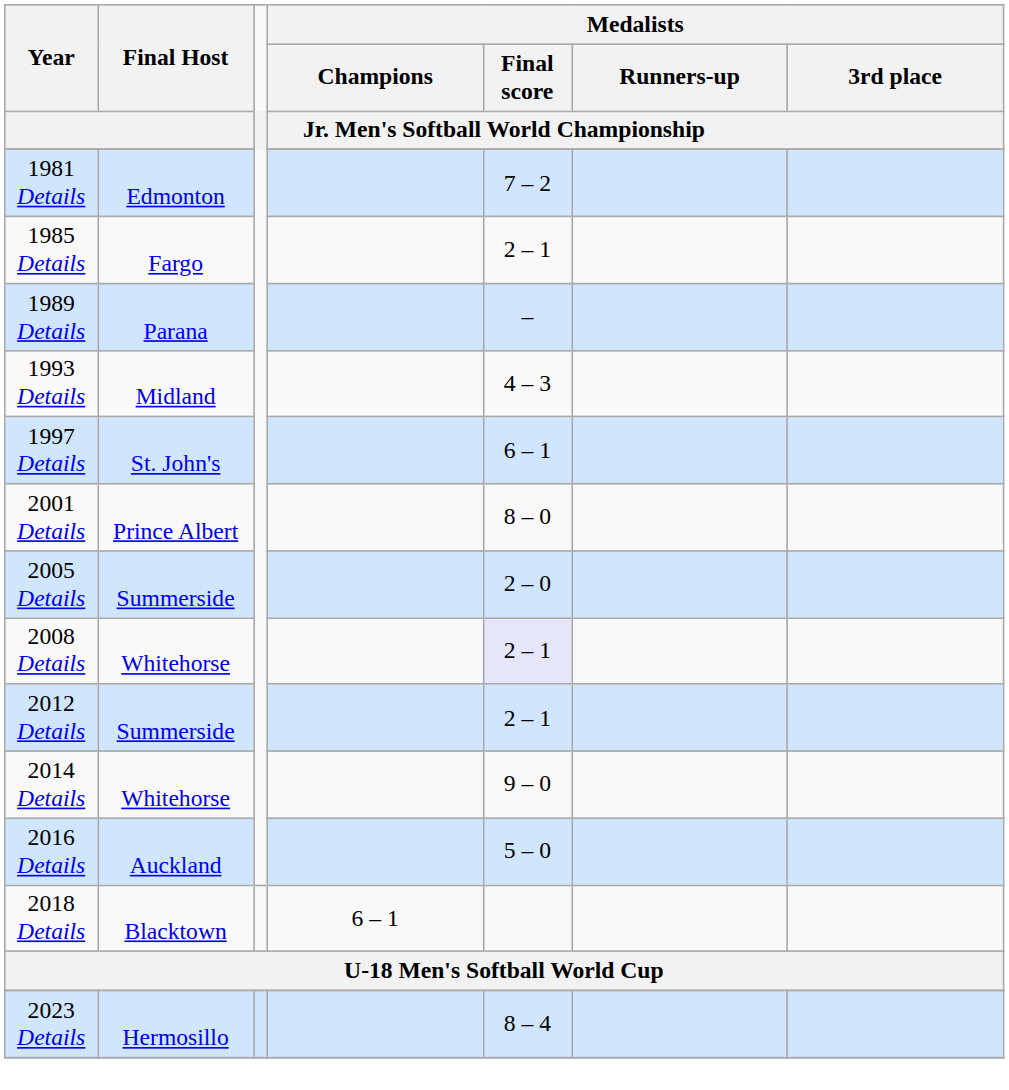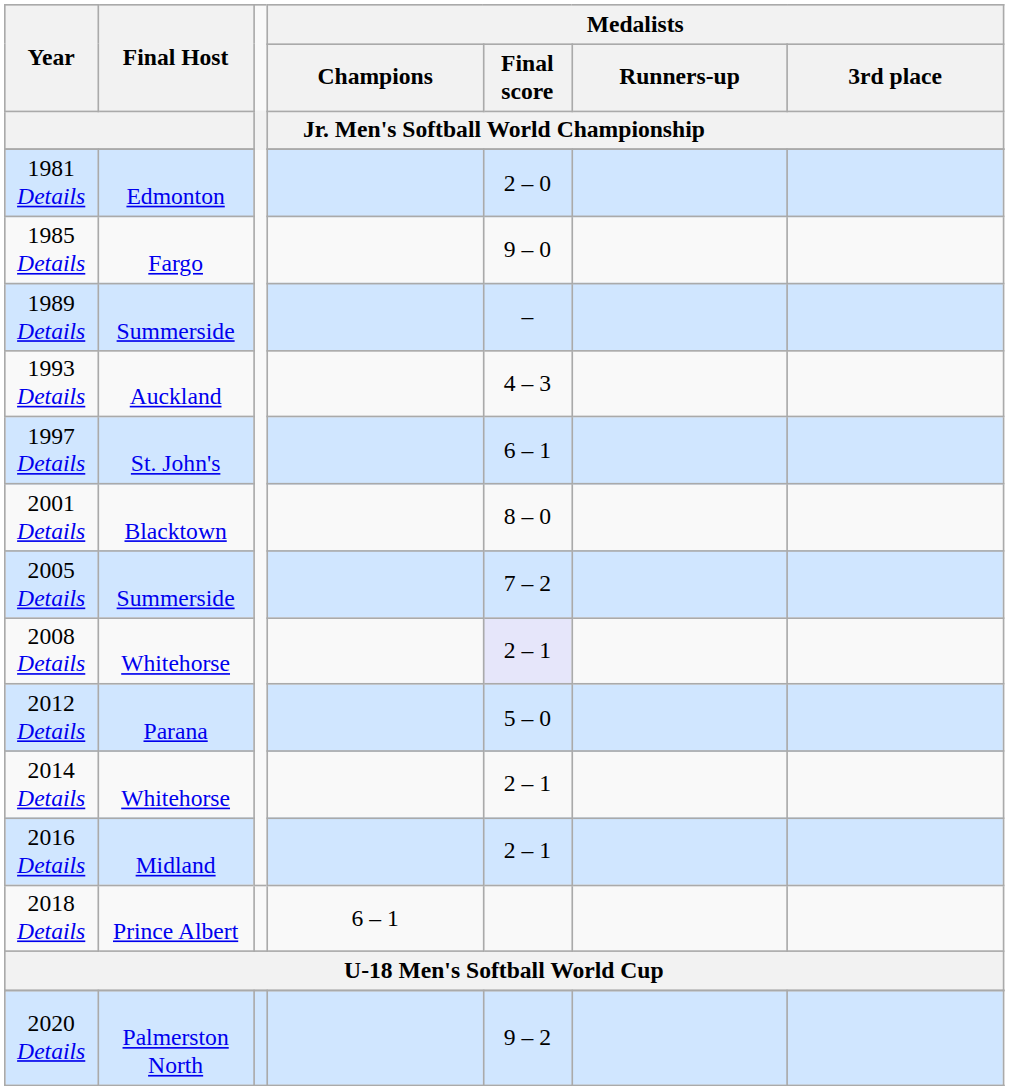(527, 183) 7 – 2 -> (527, 183) 2 – 0
(527, 249) 2 – 1 -> (527, 249) 9 – 0
(176, 330) Parana -> (176, 330) Summerside
(176, 397) Midland -> (176, 397) Auckland
(176, 531) Prince Albert -> (176, 531) Blacktown
(527, 584) 2 – 0 -> (527, 584) 7 – 2
(176, 731) Summerside -> (176, 731) Parana
(527, 717) 2 – 1 -> (527, 717) 5 – 0
(527, 784) 9 – 0 -> (527, 784) 2 – 1
(176, 865) Auckland -> (176, 865) Midland
(527, 851) 5 – 0 -> (527, 851) 2 – 1
(176, 932) Blacktown -> (176, 932) Prince Albert
+ row: (51, 1037)
- row: (51, 1023)
